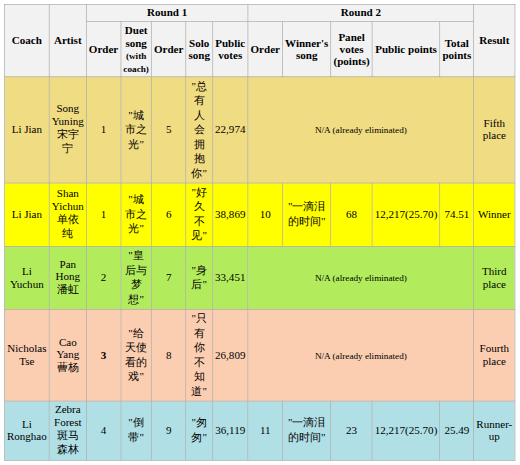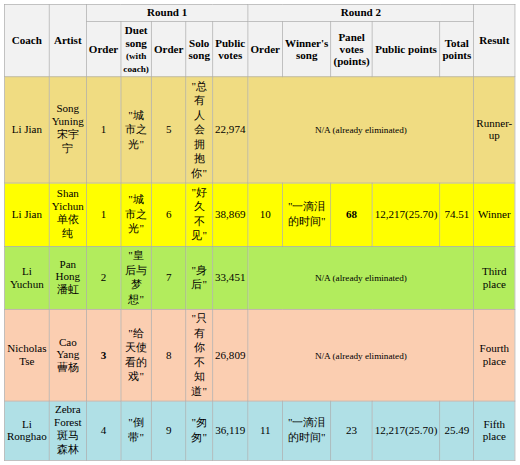(494, 130) Fifth place -> (494, 130) Runner-up
(352, 214) normal -> (352, 214) bold
(494, 430) Runner-up -> (494, 430) Fifth place
